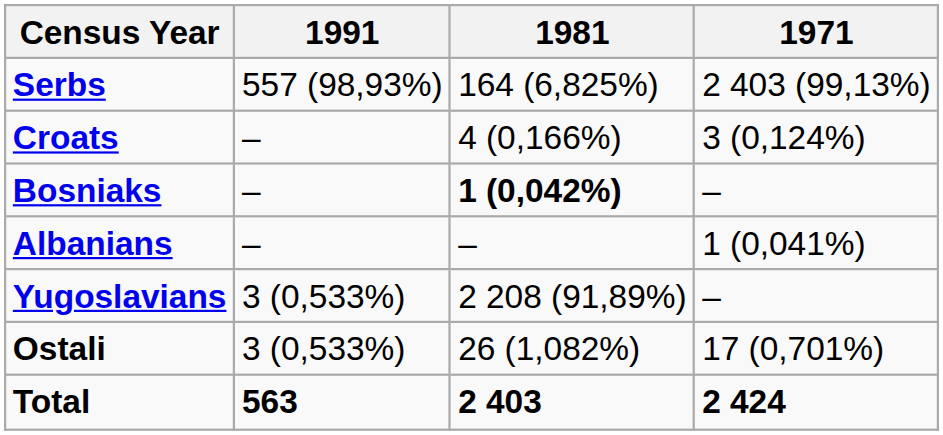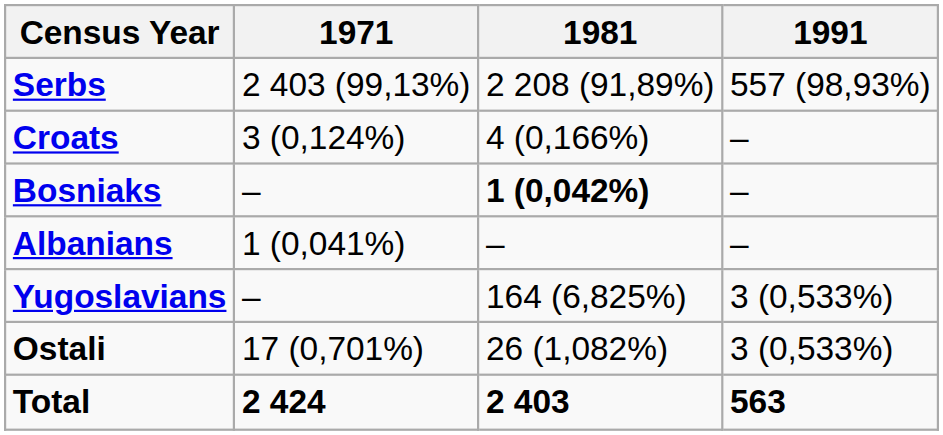columns swapped: (342, 32) <-> (816, 32)
(558, 85) 164 (6,825%) -> (600, 85) 2 208 (91,89%)
(572, 296) 2 208 (91,89%) -> (586, 296) 164 (6,825%)
